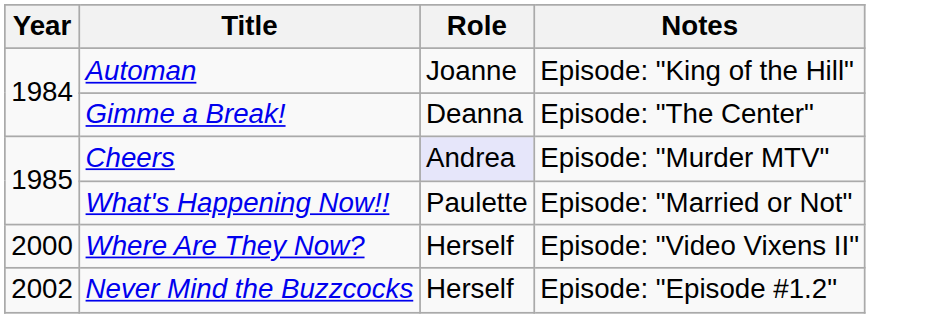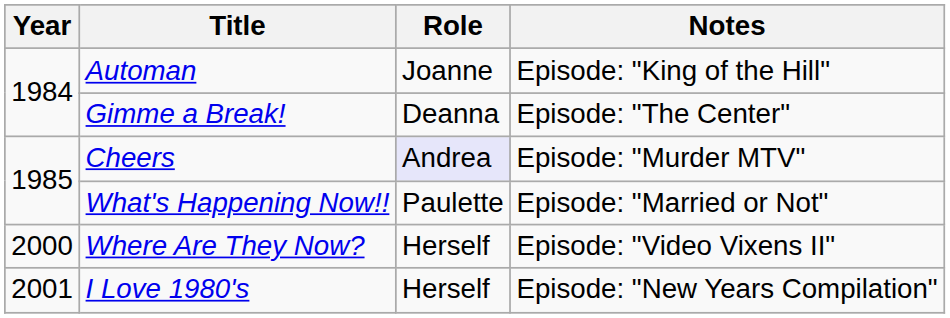+ row: (167, 289)
- row: (249, 289)
